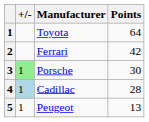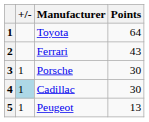(136, 51) 42 -> (136, 51) 43
(21, 70) lightgreen background -> (21, 70) no background
(136, 89) 28 -> (136, 89) 30
